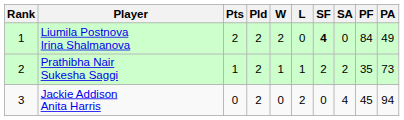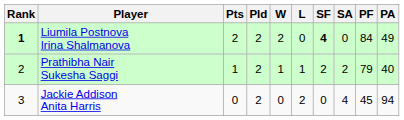(21, 38) normal -> (21, 38) bold
(366, 69) 35 -> (366, 69) 79
(388, 69) 73 -> (388, 69) 40
